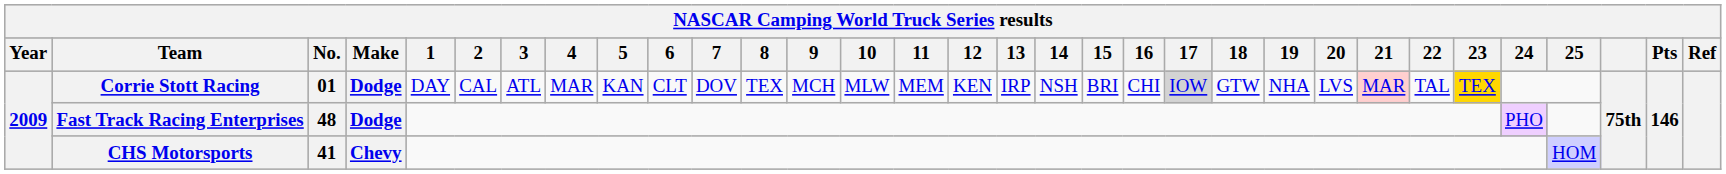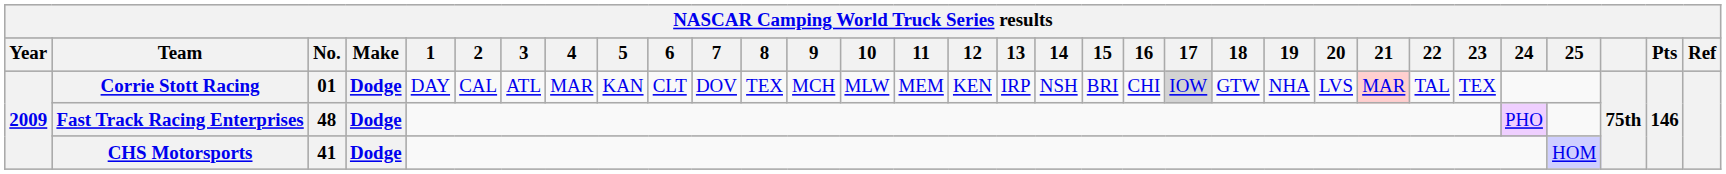(1477, 86) gold background -> (1477, 86) no background
(376, 152) Chevy -> (376, 152) Dodge
